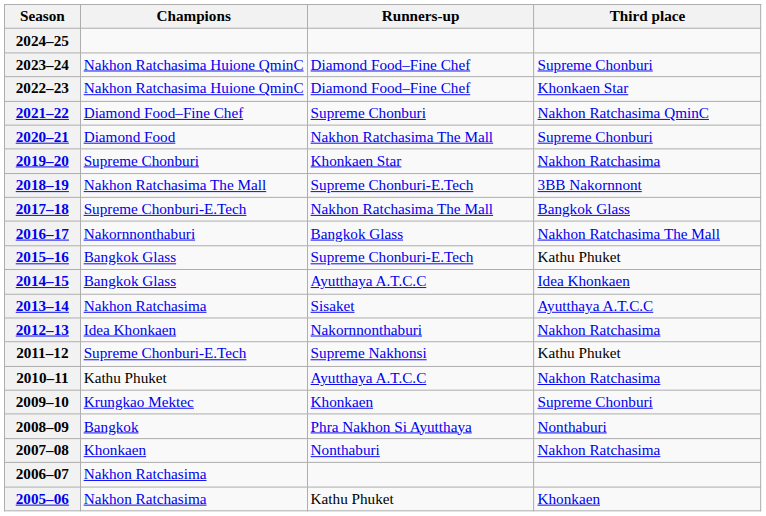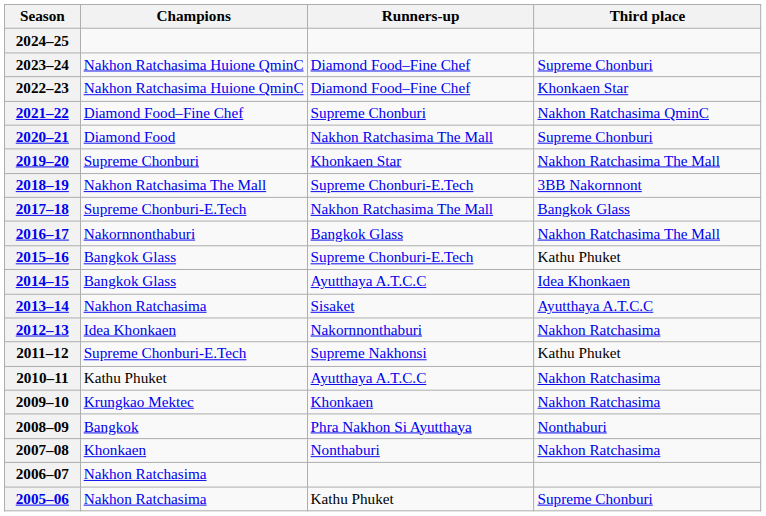(599, 161) Nakhon Ratchasima -> (629, 161) Nakhon Ratchasima The Mall
(595, 402) Supreme Chonburi -> (599, 402) Nakhon Ratchasima
(569, 498) Khonkaen -> (595, 498) Supreme Chonburi
